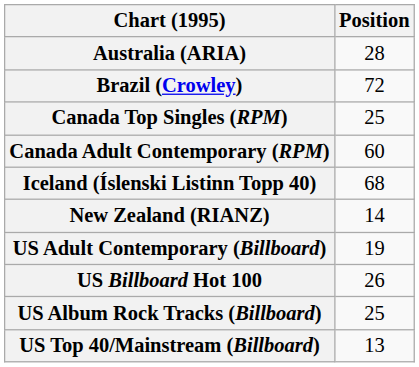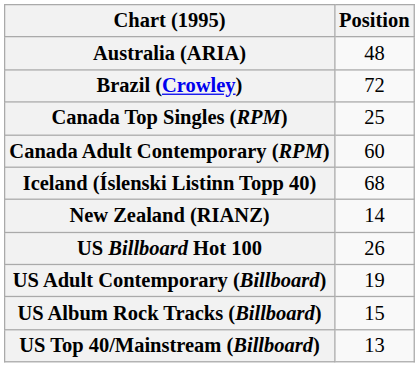(374, 53) 28 -> (374, 53) 48
rows swapped: (169, 280) <-> (169, 248)
(374, 313) 25 -> (374, 313) 15
